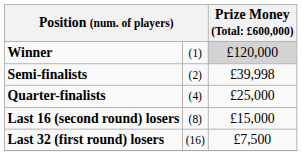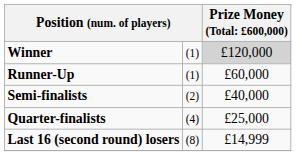+ row: (41, 74)
(252, 74) £39,998 -> (247, 96) £40,000
(252, 118) £15,000 -> (247, 140) £14,999
- row: (86, 140)
